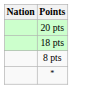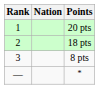+ column: (18, 12)
